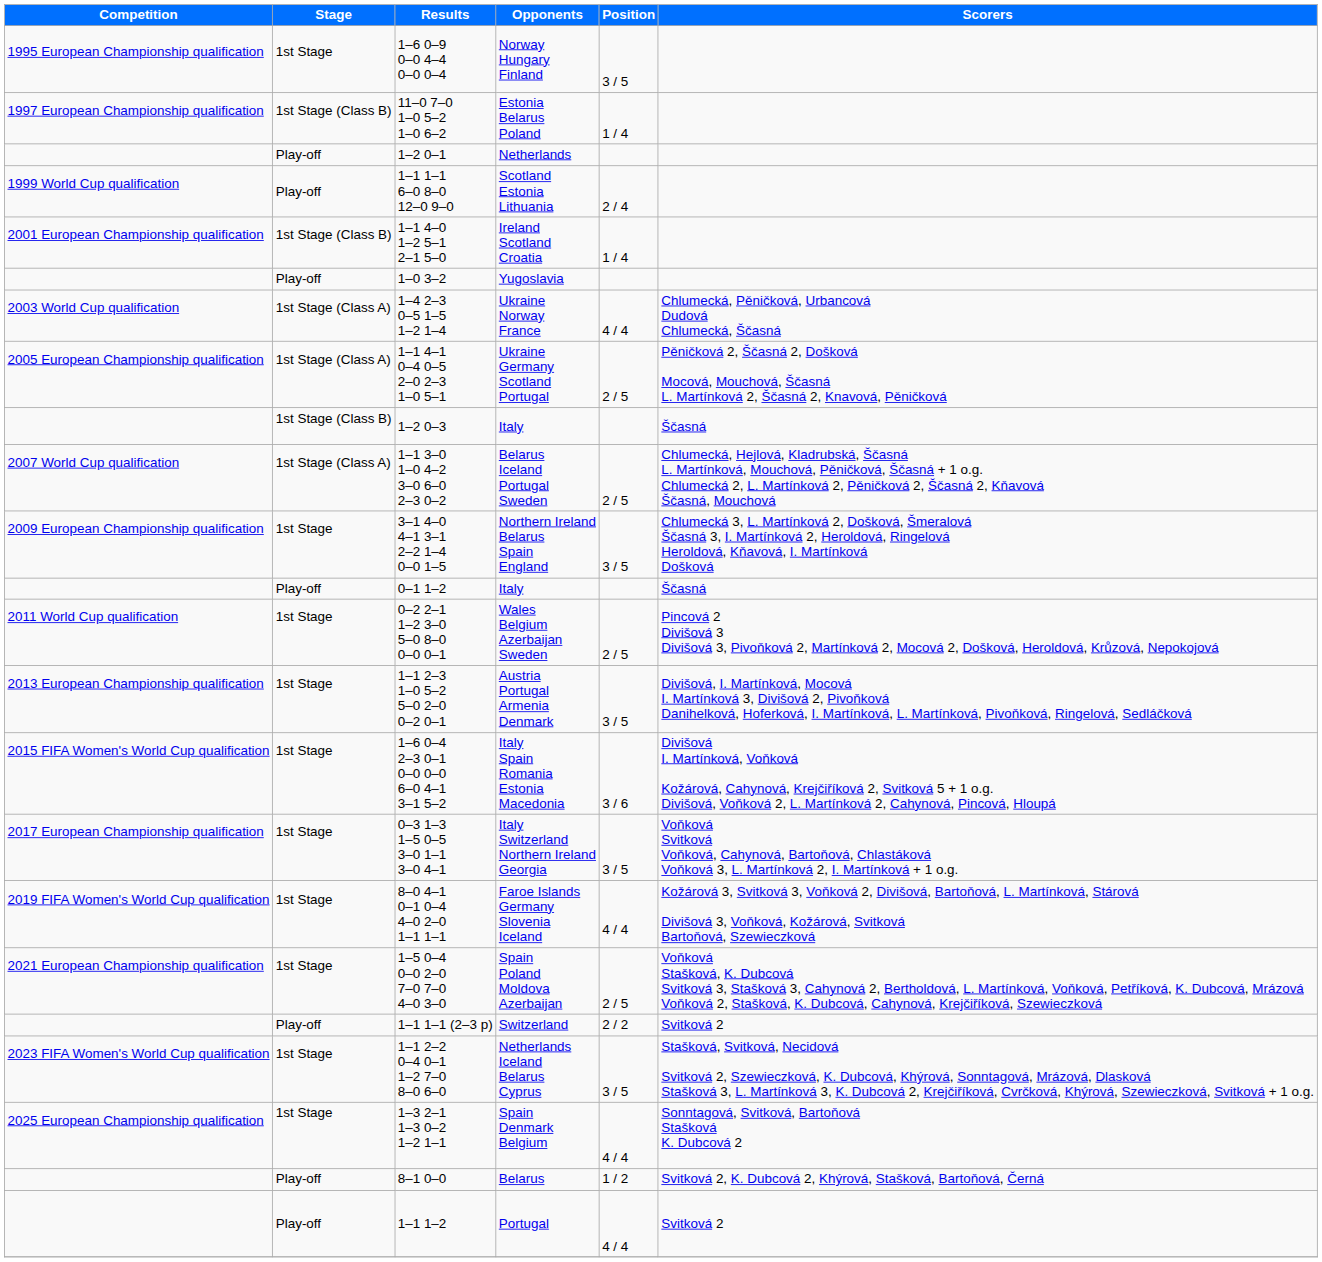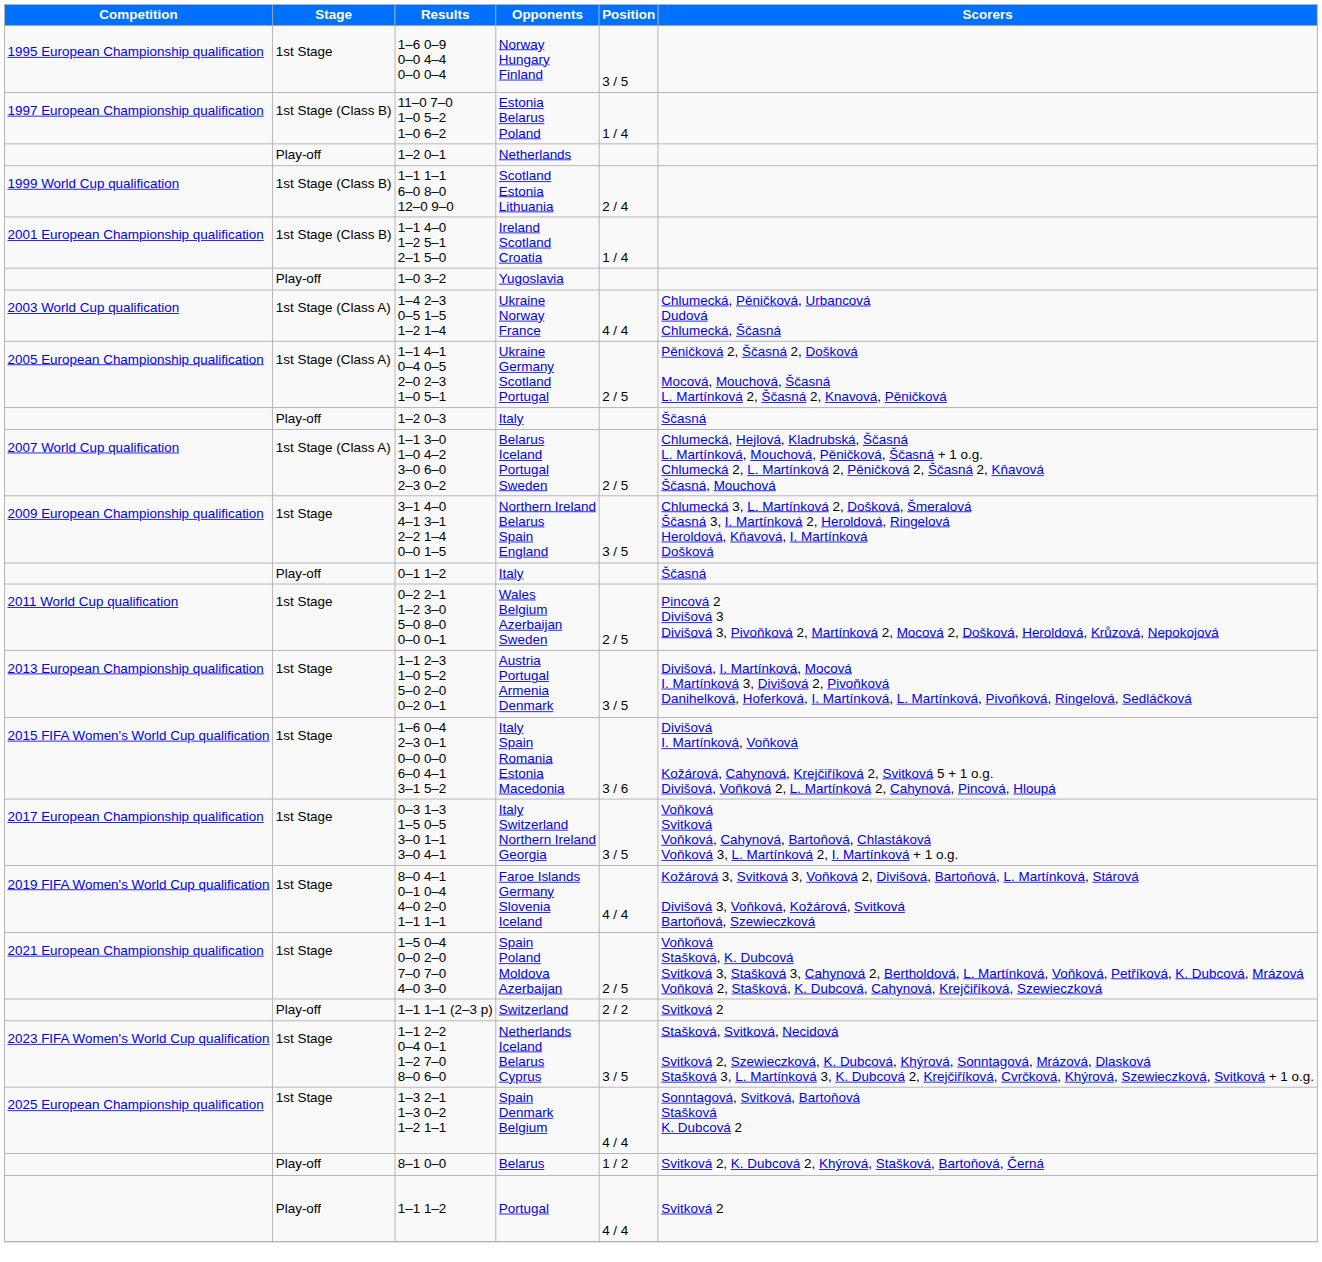(298, 191) Play-off -> (334, 183) 1st Stage (Class B)
(334, 418) 1st Stage (Class B) -> (298, 418) Play-off
